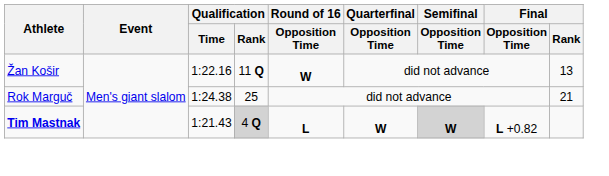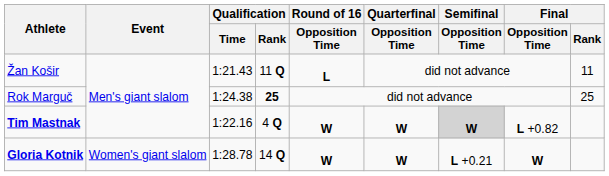(211, 71) 1:22.16 -> (232, 71) 1:21.43
(306, 78) W -> (327, 78) L
(566, 71) 13 -> (587, 71) 11
(251, 97) normal -> (272, 97) bold
(566, 97) 21 -> (587, 97) 25
(211, 122) 1:21.43 -> (232, 122) 1:22.16
(251, 122) lightgrey background -> (272, 122) no background
(306, 129) L -> (327, 129) W
+ row: (45, 155)
